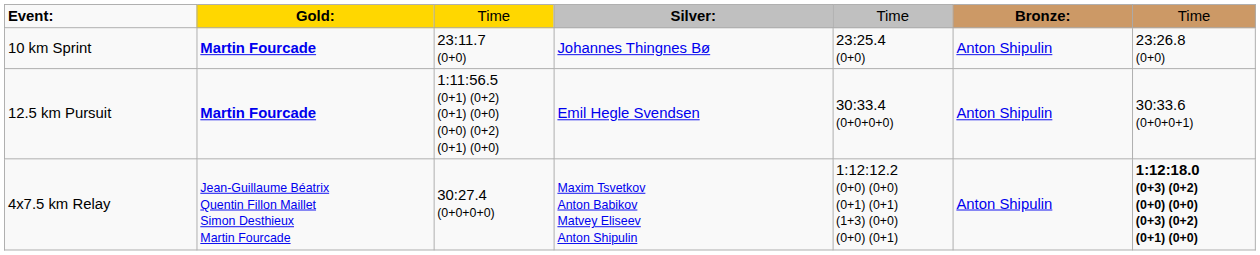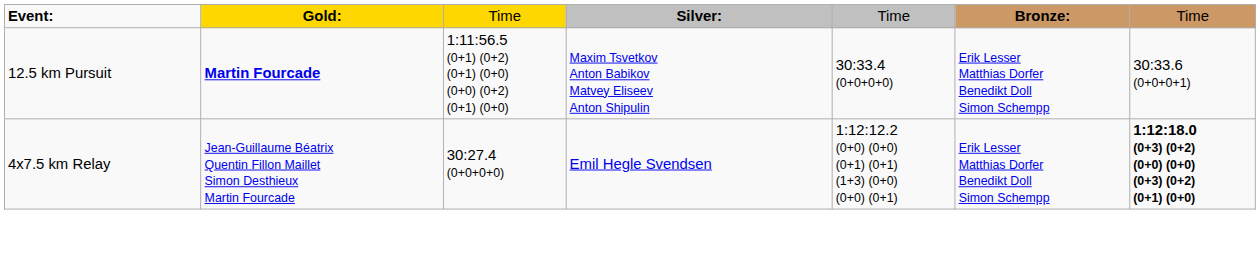- row: (50, 48)
(629, 113) Emil Hegle Svendsen -> (614, 82) Maxim Tsvetkov Anton Babikov Matvey Eliseev Anton Shipulin
(1004, 113) Anton Shipulin -> (1004, 82) Erik Lesser Matthias Dorfer Benedikt Doll Simon Schempp
(601, 213) Maxim Tsvetkov Anton Babikov Matvey Eliseev Anton Shipulin -> (641, 163) Emil Hegle Svendsen
(1004, 204) Anton Shipulin -> (1004, 173) Erik Lesser Matthias Dorfer Benedikt Doll Simon Schempp
